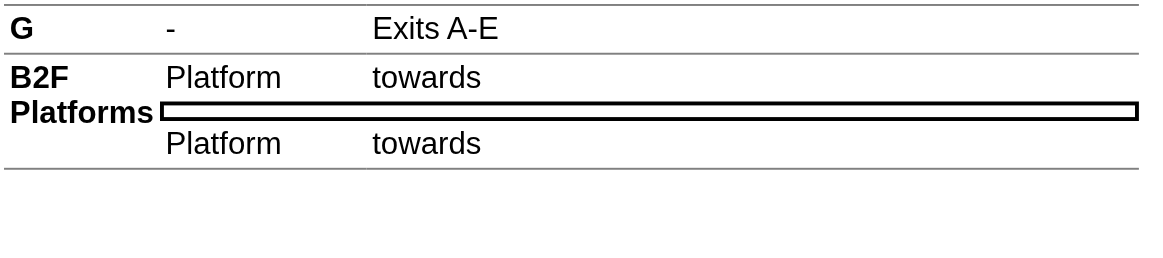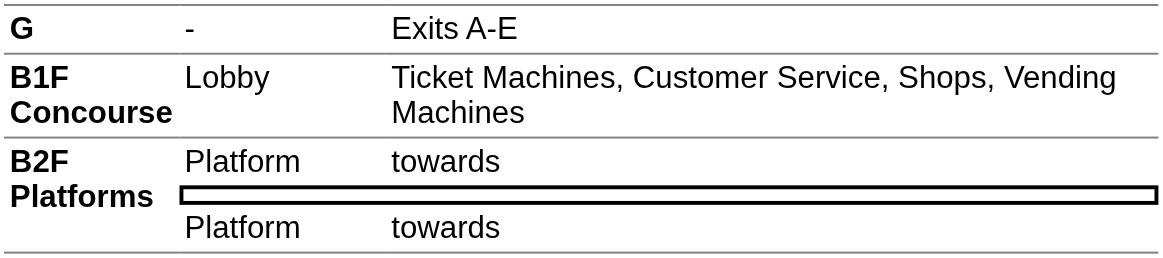+ row: (227, 77)
